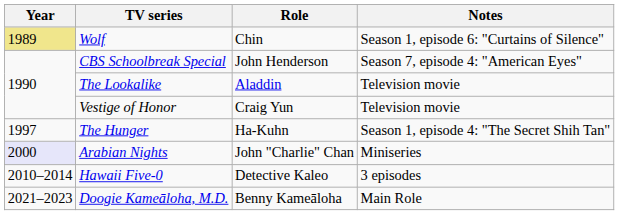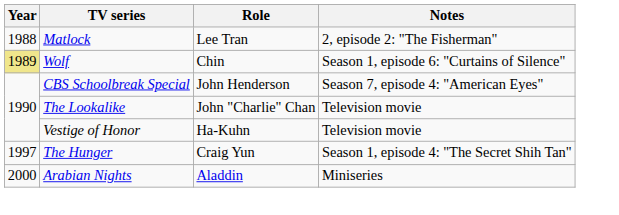+ row: (67, 38)
(258, 84) Aladdin -> (256, 107) John "Charlie" Chan
(264, 107) Craig Yun -> (223, 130) Ha-Kuhn
(262, 130) Ha-Kuhn -> (226, 152) Craig Yun
(22, 152) lavender background -> (22, 175) no background
(295, 152) John "Charlie" Chan -> (220, 175) Aladdin
- row: (121, 175)
- row: (154, 198)
